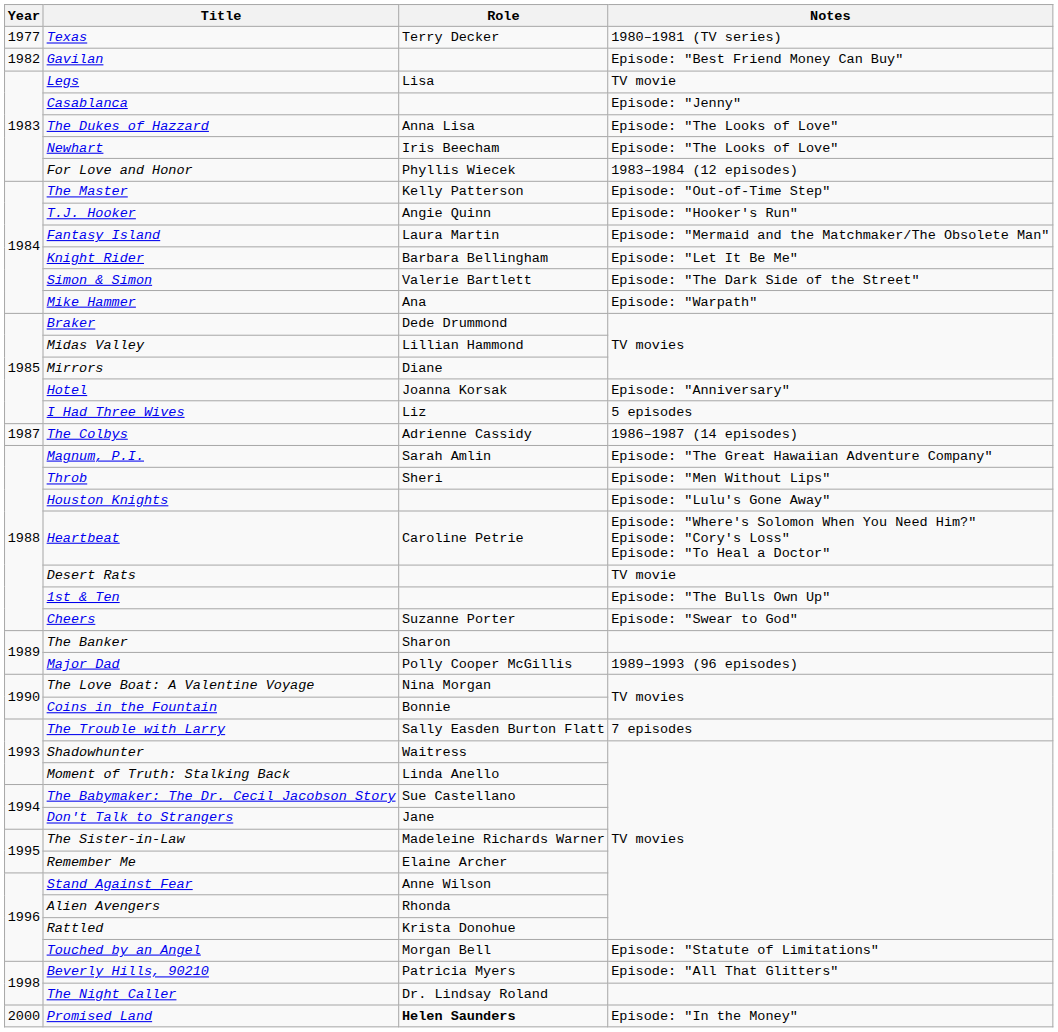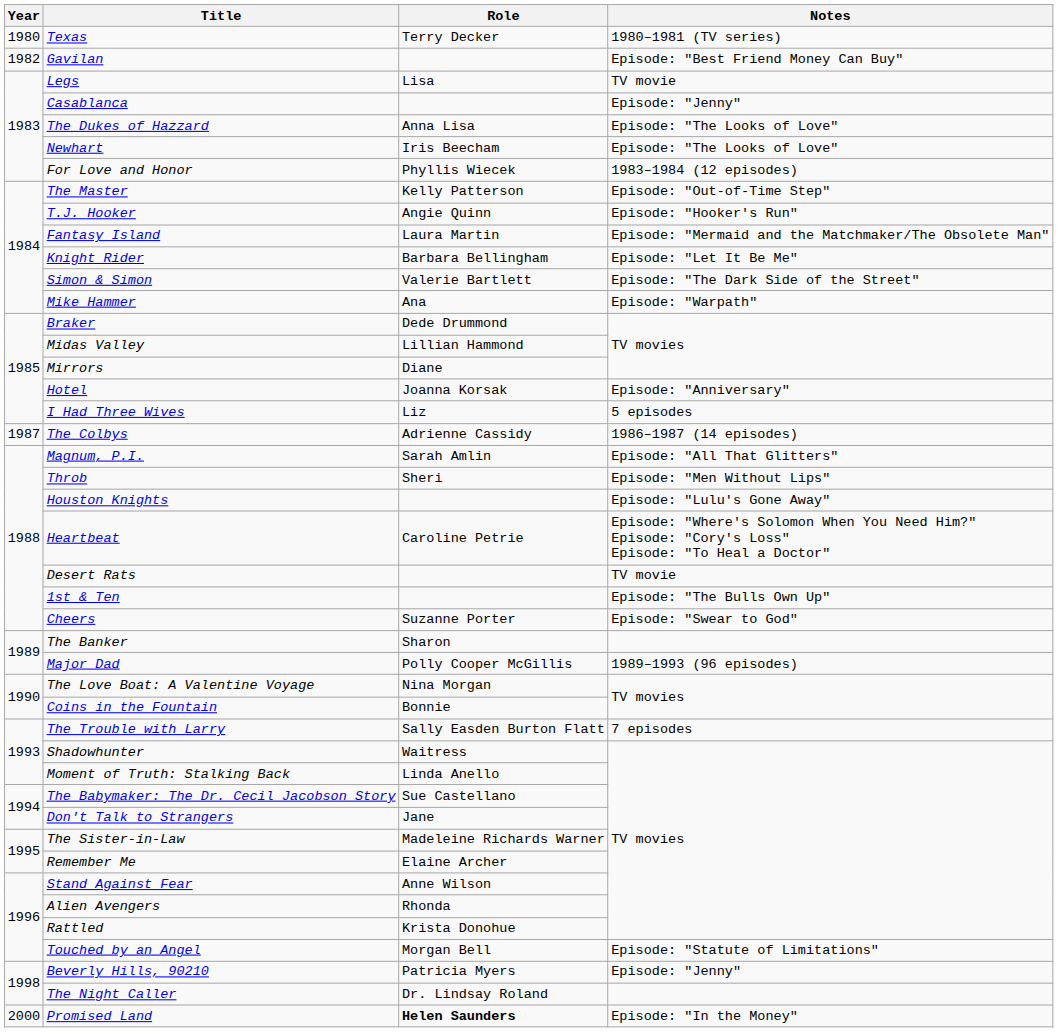(24, 38) 1977 -> (24, 38) 1980
(802, 456) Episode: "The Great Hawaiian Adventure Company" -> (725, 456) Episode: "All That Glitters"
(725, 972) Episode: "All That Glitters" -> (676, 972) Episode: "Jenny"
